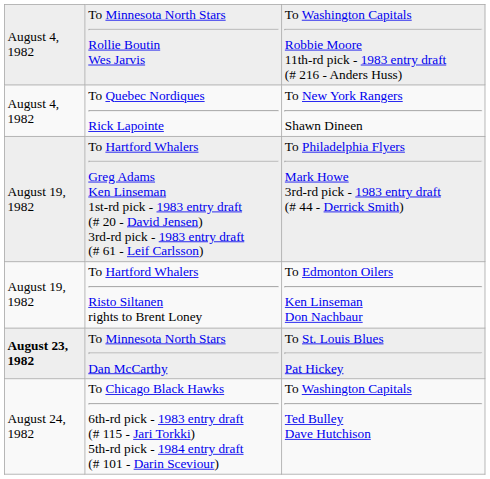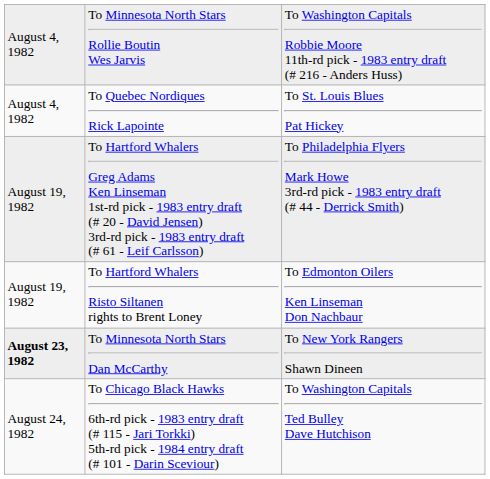(383, 110) To New York Rangers Shawn Dineen -> (383, 110) To St. Louis Blues Pat Hickey
(383, 353) To St. Louis Blues Pat Hickey -> (383, 353) To New York Rangers Shawn Dineen
